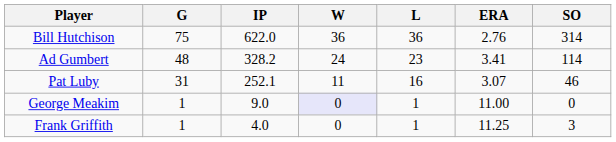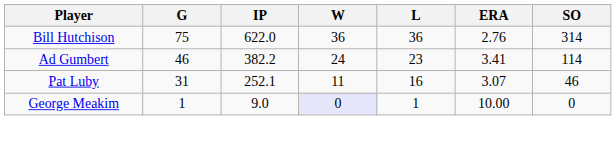(182, 59) 48 -> (182, 59) 46
(260, 59) 328.2 -> (260, 59) 382.2
(494, 103) 11.00 -> (494, 103) 10.00
- row: (74, 125)
